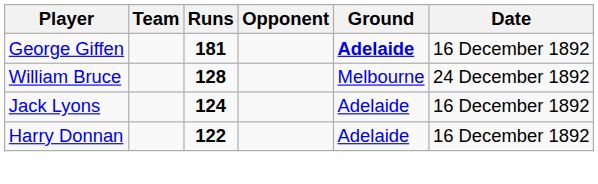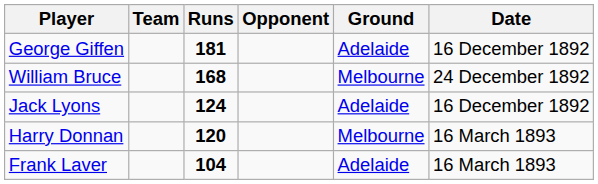(376, 48) bold -> (373, 48) normal
(211, 77) 128 -> (211, 77) 168
(211, 135) 122 -> (211, 135) 120
(373, 135) Adelaide -> (381, 135) Melbourne
(511, 135) 16 December 1892 -> (494, 135) 16 March 1893
+ row: (58, 164)
